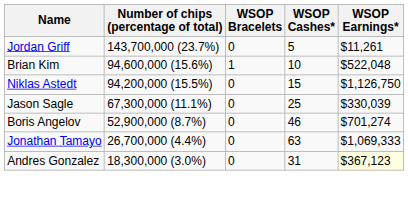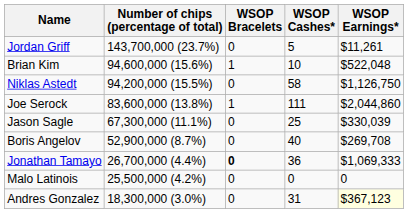(294, 84) 15 -> (294, 84) 58
+ row: (37, 103)
(294, 122) 46 -> (294, 141) 40
(366, 122) $701,274 -> (366, 141) $269,708
(231, 141) normal -> (231, 160) bold
(294, 141) 63 -> (294, 160) 36
+ row: (42, 179)
